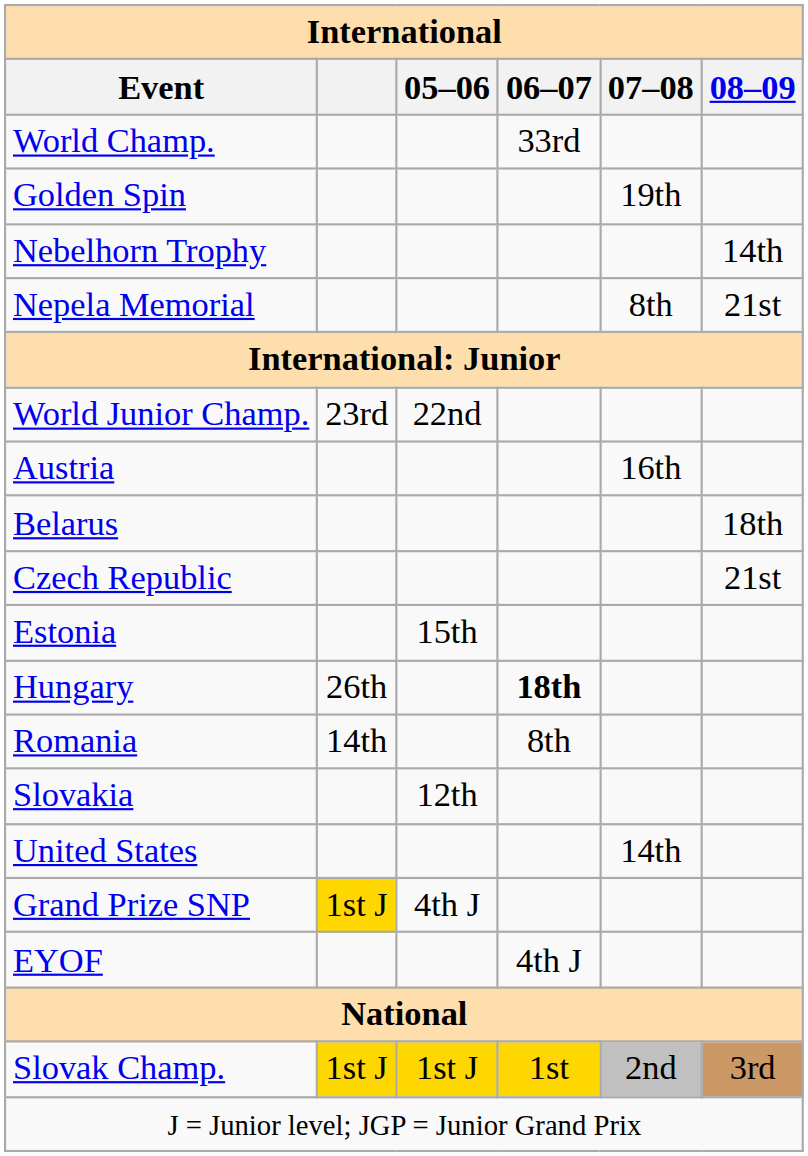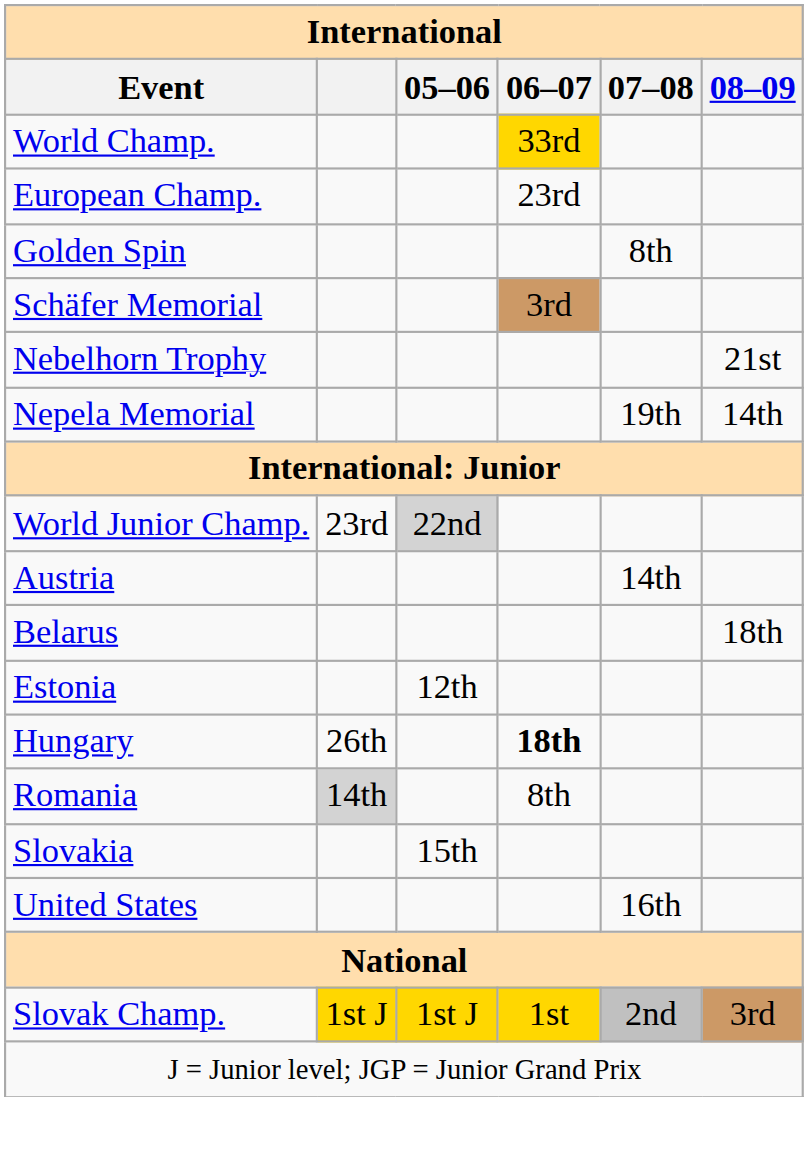(549, 140) no background -> (549, 140) gold background
+ row: (137, 195)
(651, 195) 19th -> (651, 250) 8th
+ row: (138, 304)
(753, 250) 14th -> (753, 359) 21st
(651, 304) 8th -> (651, 413) 19th
(753, 304) 21st -> (753, 413) 14th
(447, 413) no background -> (447, 522) lightgrey background
(651, 468) 16th -> (651, 577) 14th
- row: (122, 577)
(447, 631) 15th -> (447, 686) 12th
(357, 741) no background -> (357, 795) lightgrey background
(447, 795) 12th -> (447, 850) 15th
(651, 850) 14th -> (651, 904) 16th
- row: (131, 904)
- row: (58, 959)
